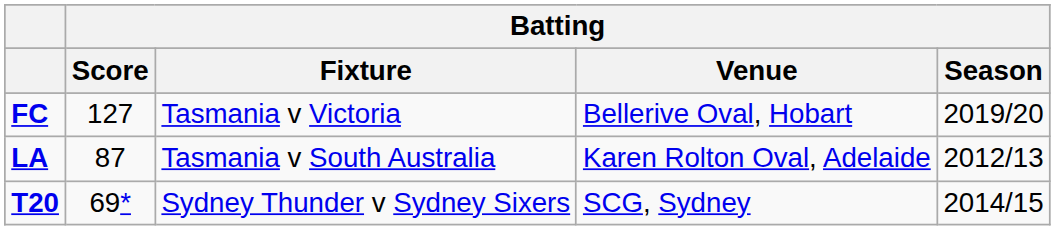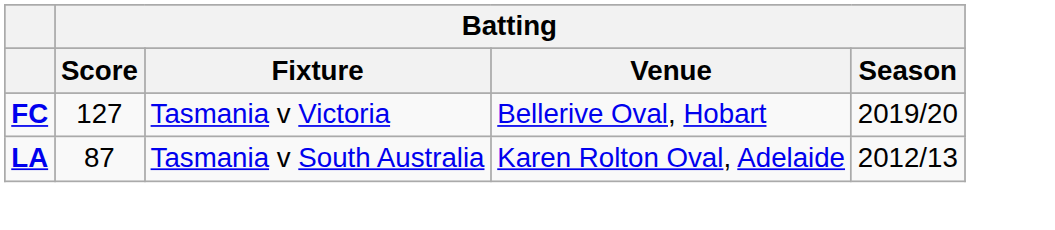- row: (35, 202)
